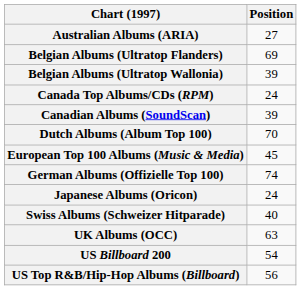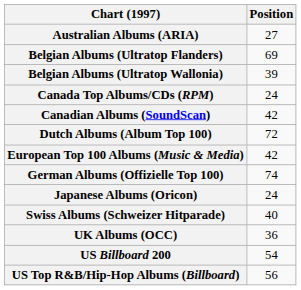(271, 114) 39 -> (271, 114) 42
(271, 134) 70 -> (271, 134) 72
(271, 154) 45 -> (271, 154) 42
(271, 235) 63 -> (271, 235) 36
